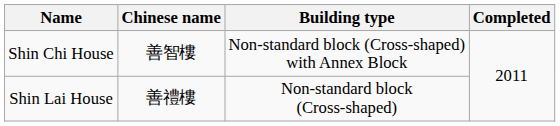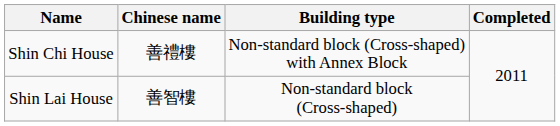(171, 52) 善智樓 -> (171, 52) 善禮樓
(171, 98) 善禮樓 -> (171, 98) 善智樓
